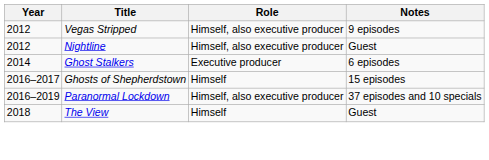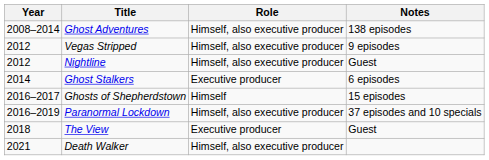+ row: (107, 29)
(208, 113) Himself -> (236, 130) Executive producer
+ row: (96, 146)
